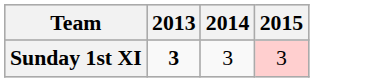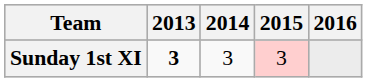+ column: (335, 22)
